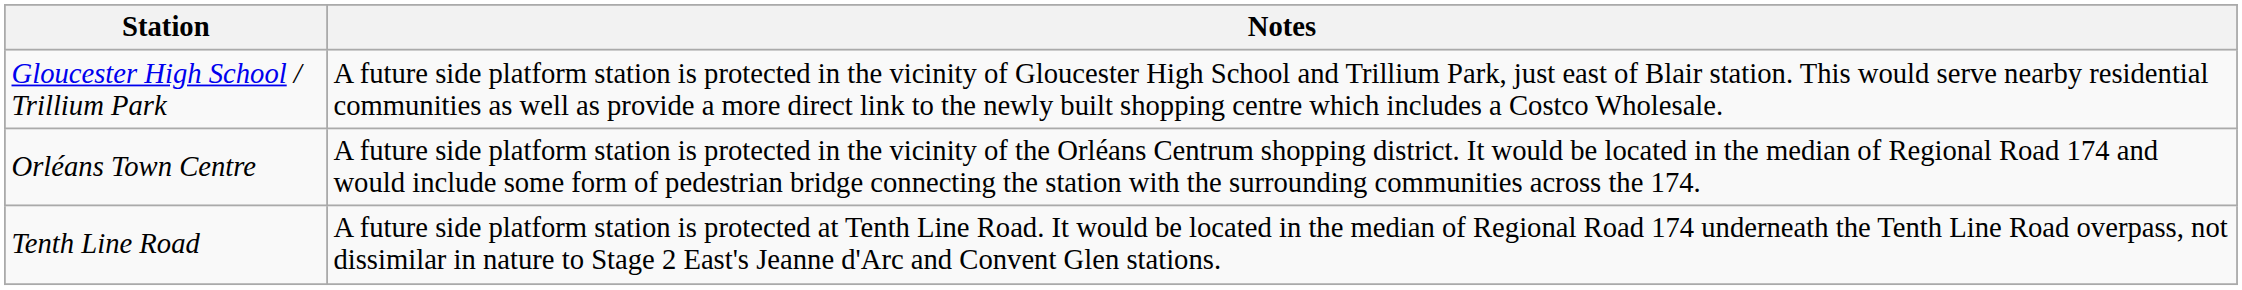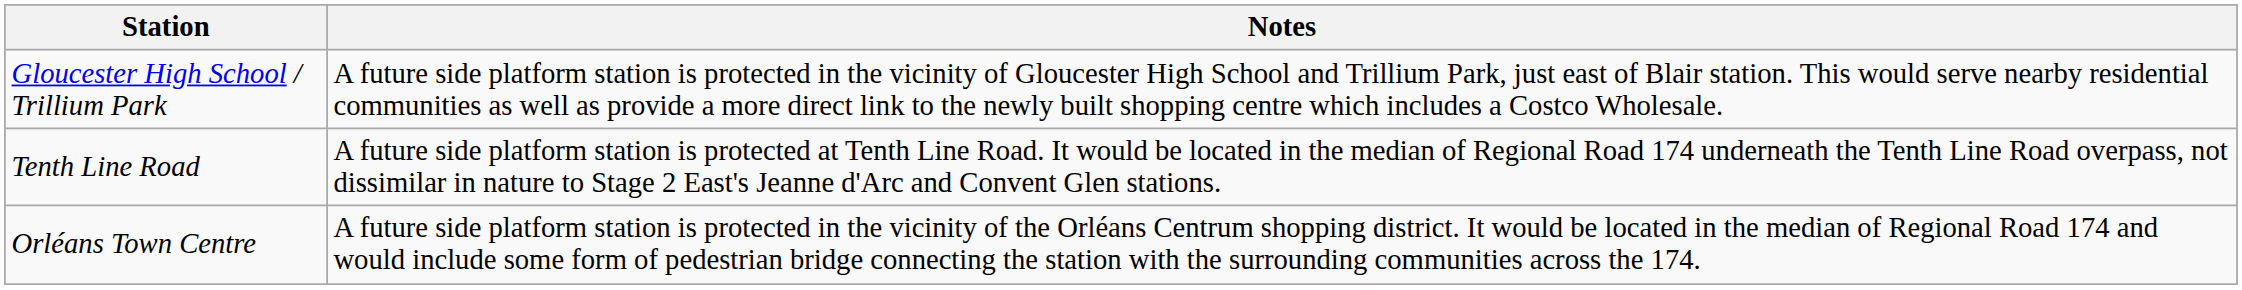rows swapped: (134, 166) <-> (106, 244)
